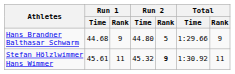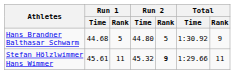(120, 38) 9 -> (120, 38) 5
(193, 38) 1:29.66 -> (193, 38) 1:30.92
(193, 59) 1:30.92 -> (193, 59) 1:29.66
